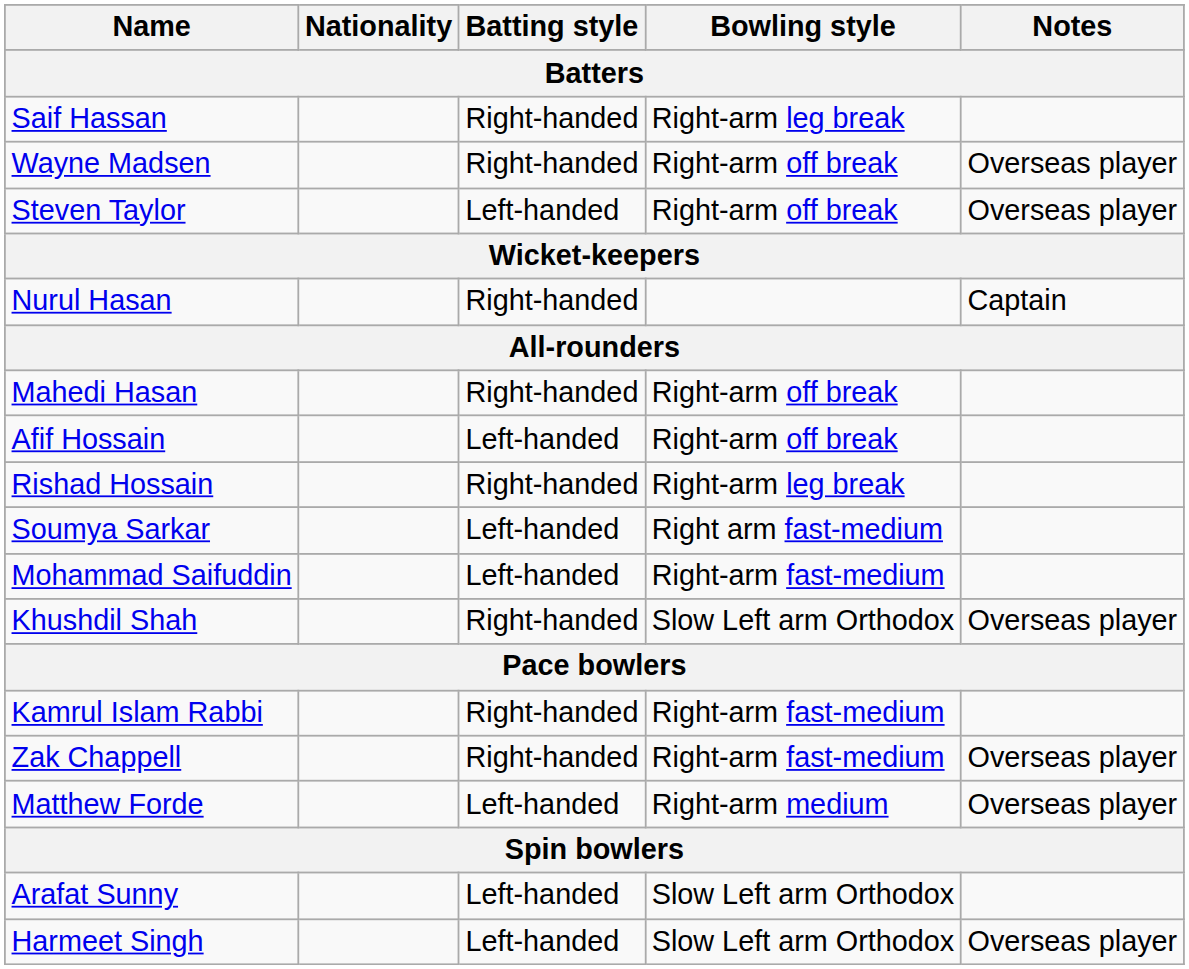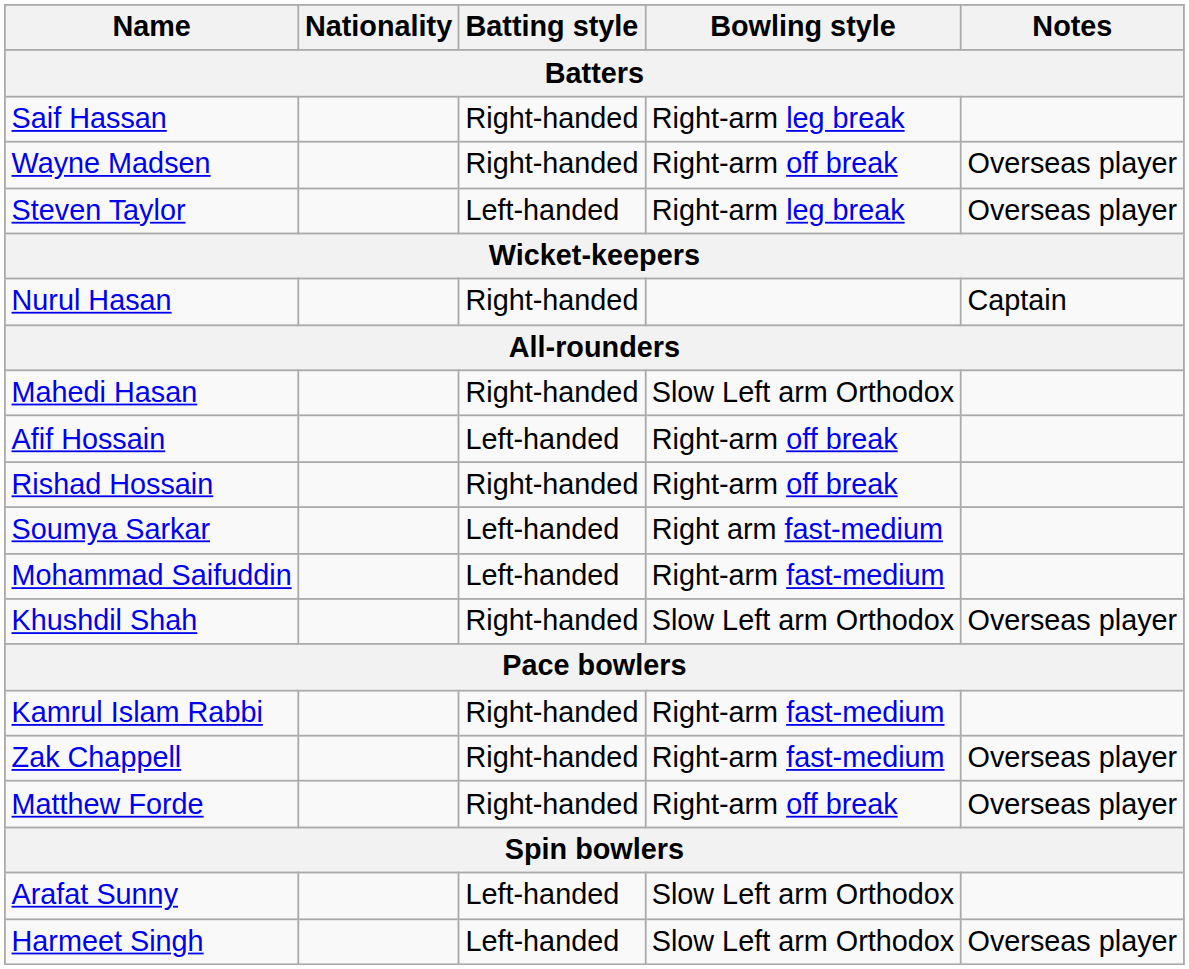(775, 210) Right-arm off break -> (778, 210) Right-arm leg break
(775, 392) Right-arm off break -> (803, 392) Slow Left arm Orthodox
(778, 484) Right-arm leg break -> (775, 484) Right-arm off break
(542, 803) Left-handed -> (552, 803) Right-handed
(770, 803) Right-arm medium -> (775, 803) Right-arm off break
